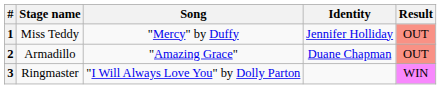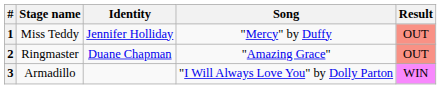columns swapped: (193, 14) <-> (350, 14)
(50, 53) Armadillo -> (50, 53) Ringmaster
(50, 73) Ringmaster -> (50, 73) Armadillo
